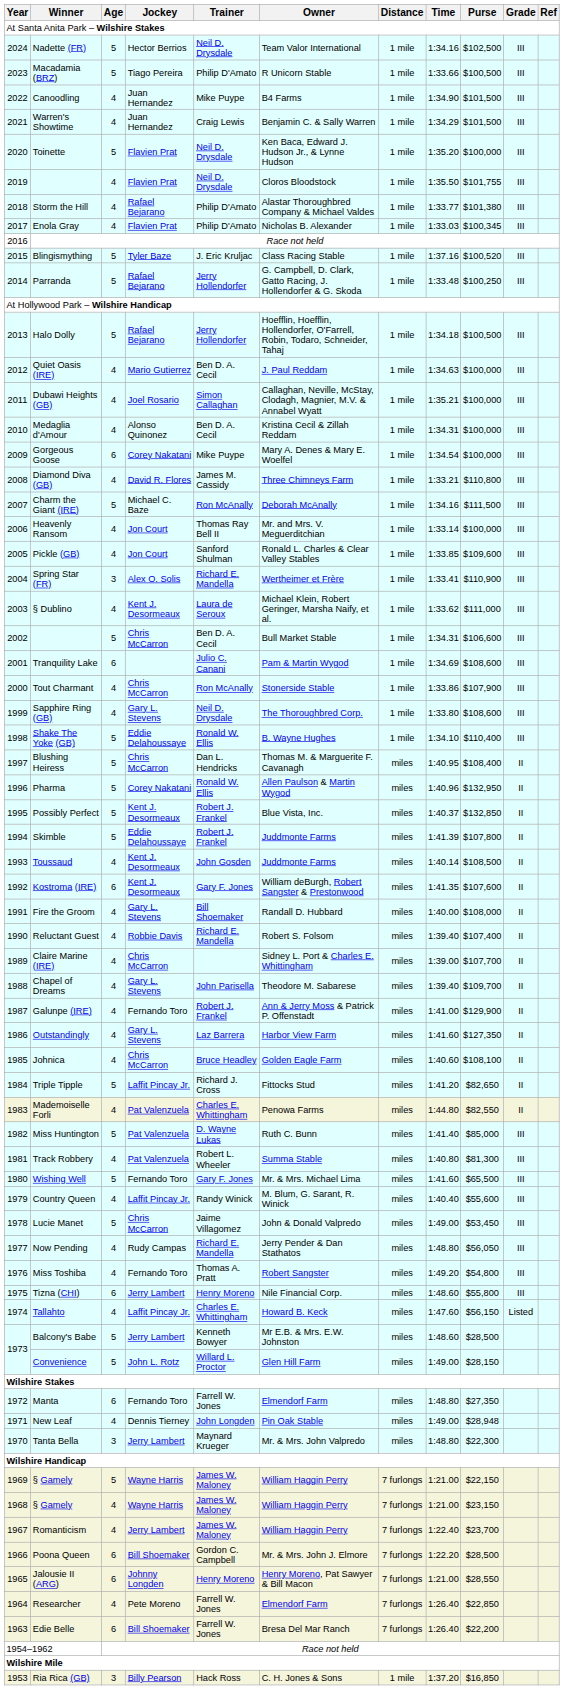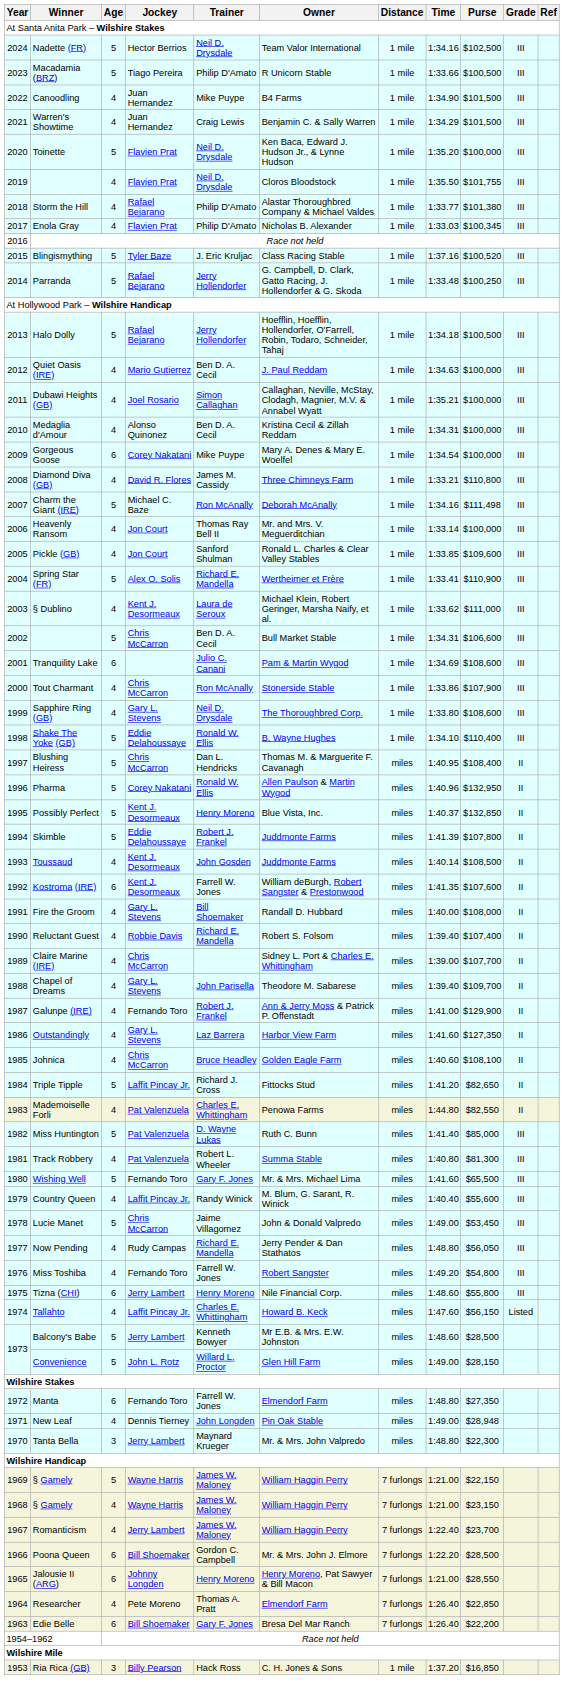(482, 504) $111,500 -> (482, 504) $111,498
(114, 579) 3 -> (114, 579) 5
(215, 812) Robert J. Frankel -> (225, 812) Henry Moreno
(225, 886) Gary F. Jones -> (216, 886) Farrell W. Jones
(218, 1273) Thomas A. Pratt -> (216, 1273) Farrell W. Jones
(216, 1604) Farrell W. Jones -> (218, 1604) Thomas A. Pratt
(216, 1629) Farrell W. Jones -> (225, 1624) Gary F. Jones
